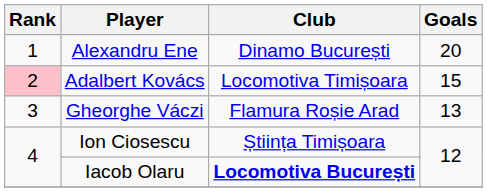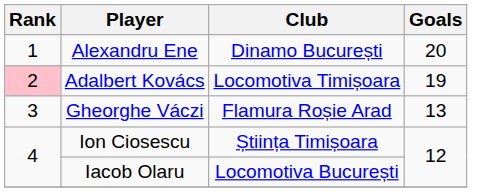(451, 80) 15 -> (436, 80) 19
(314, 171) bold -> (307, 171) normal
